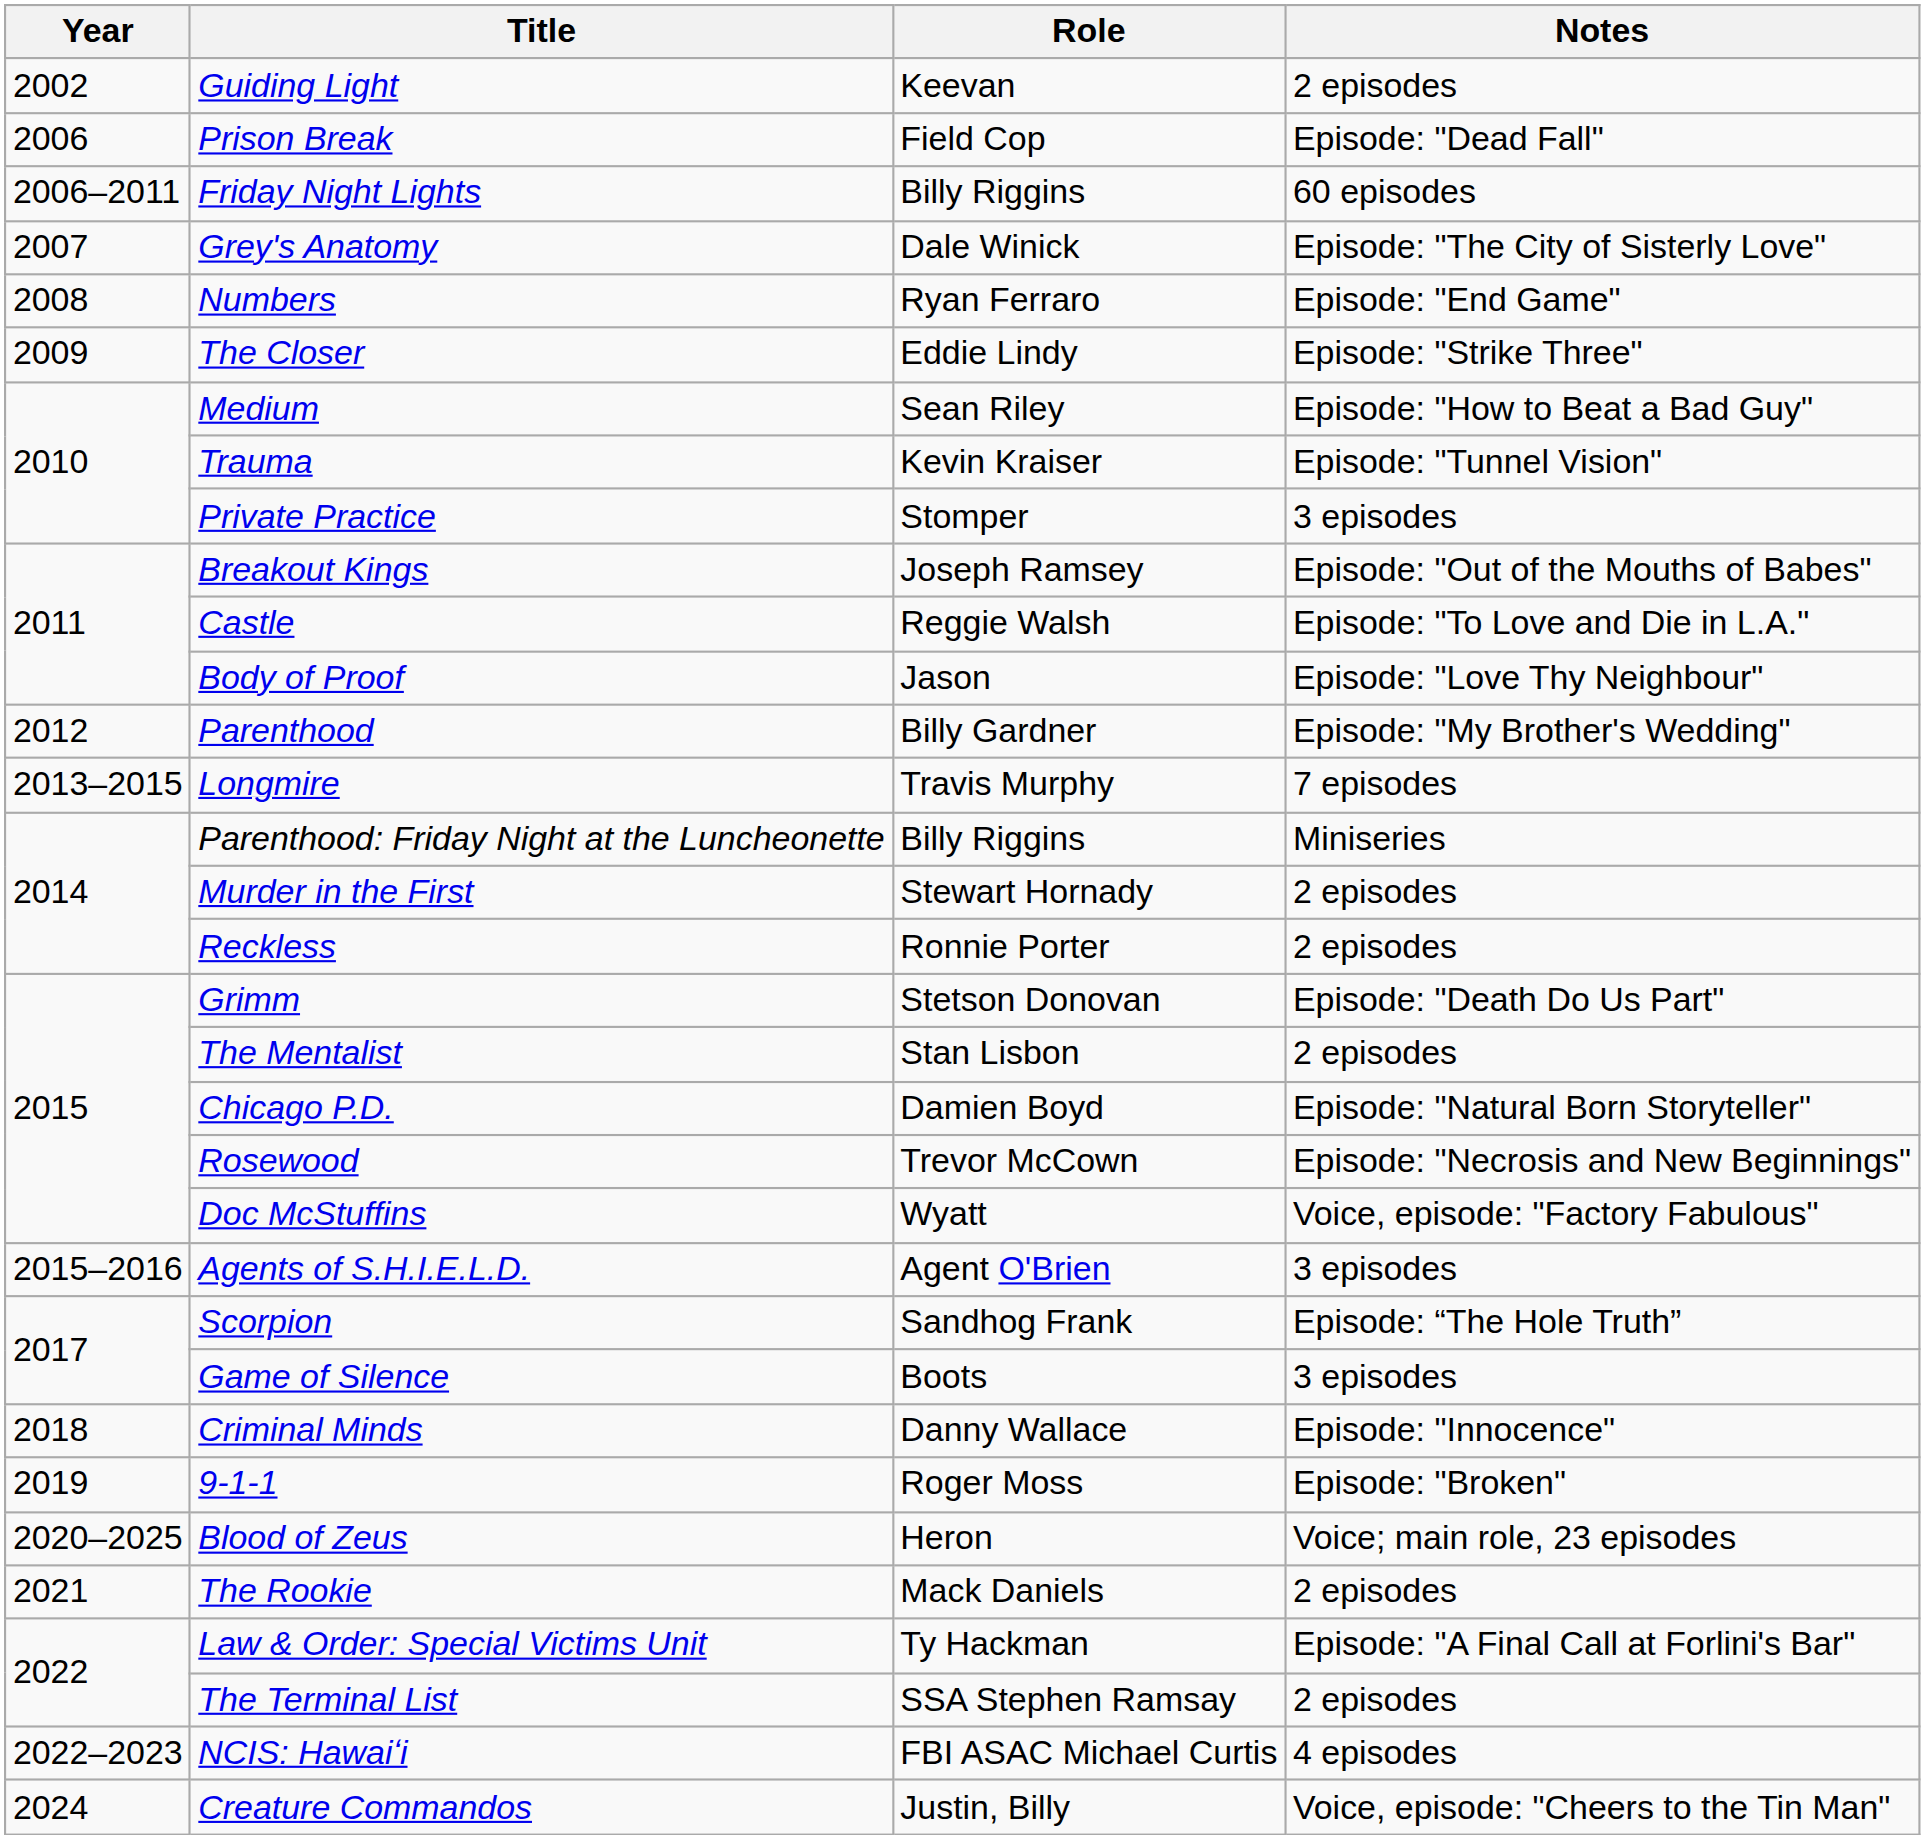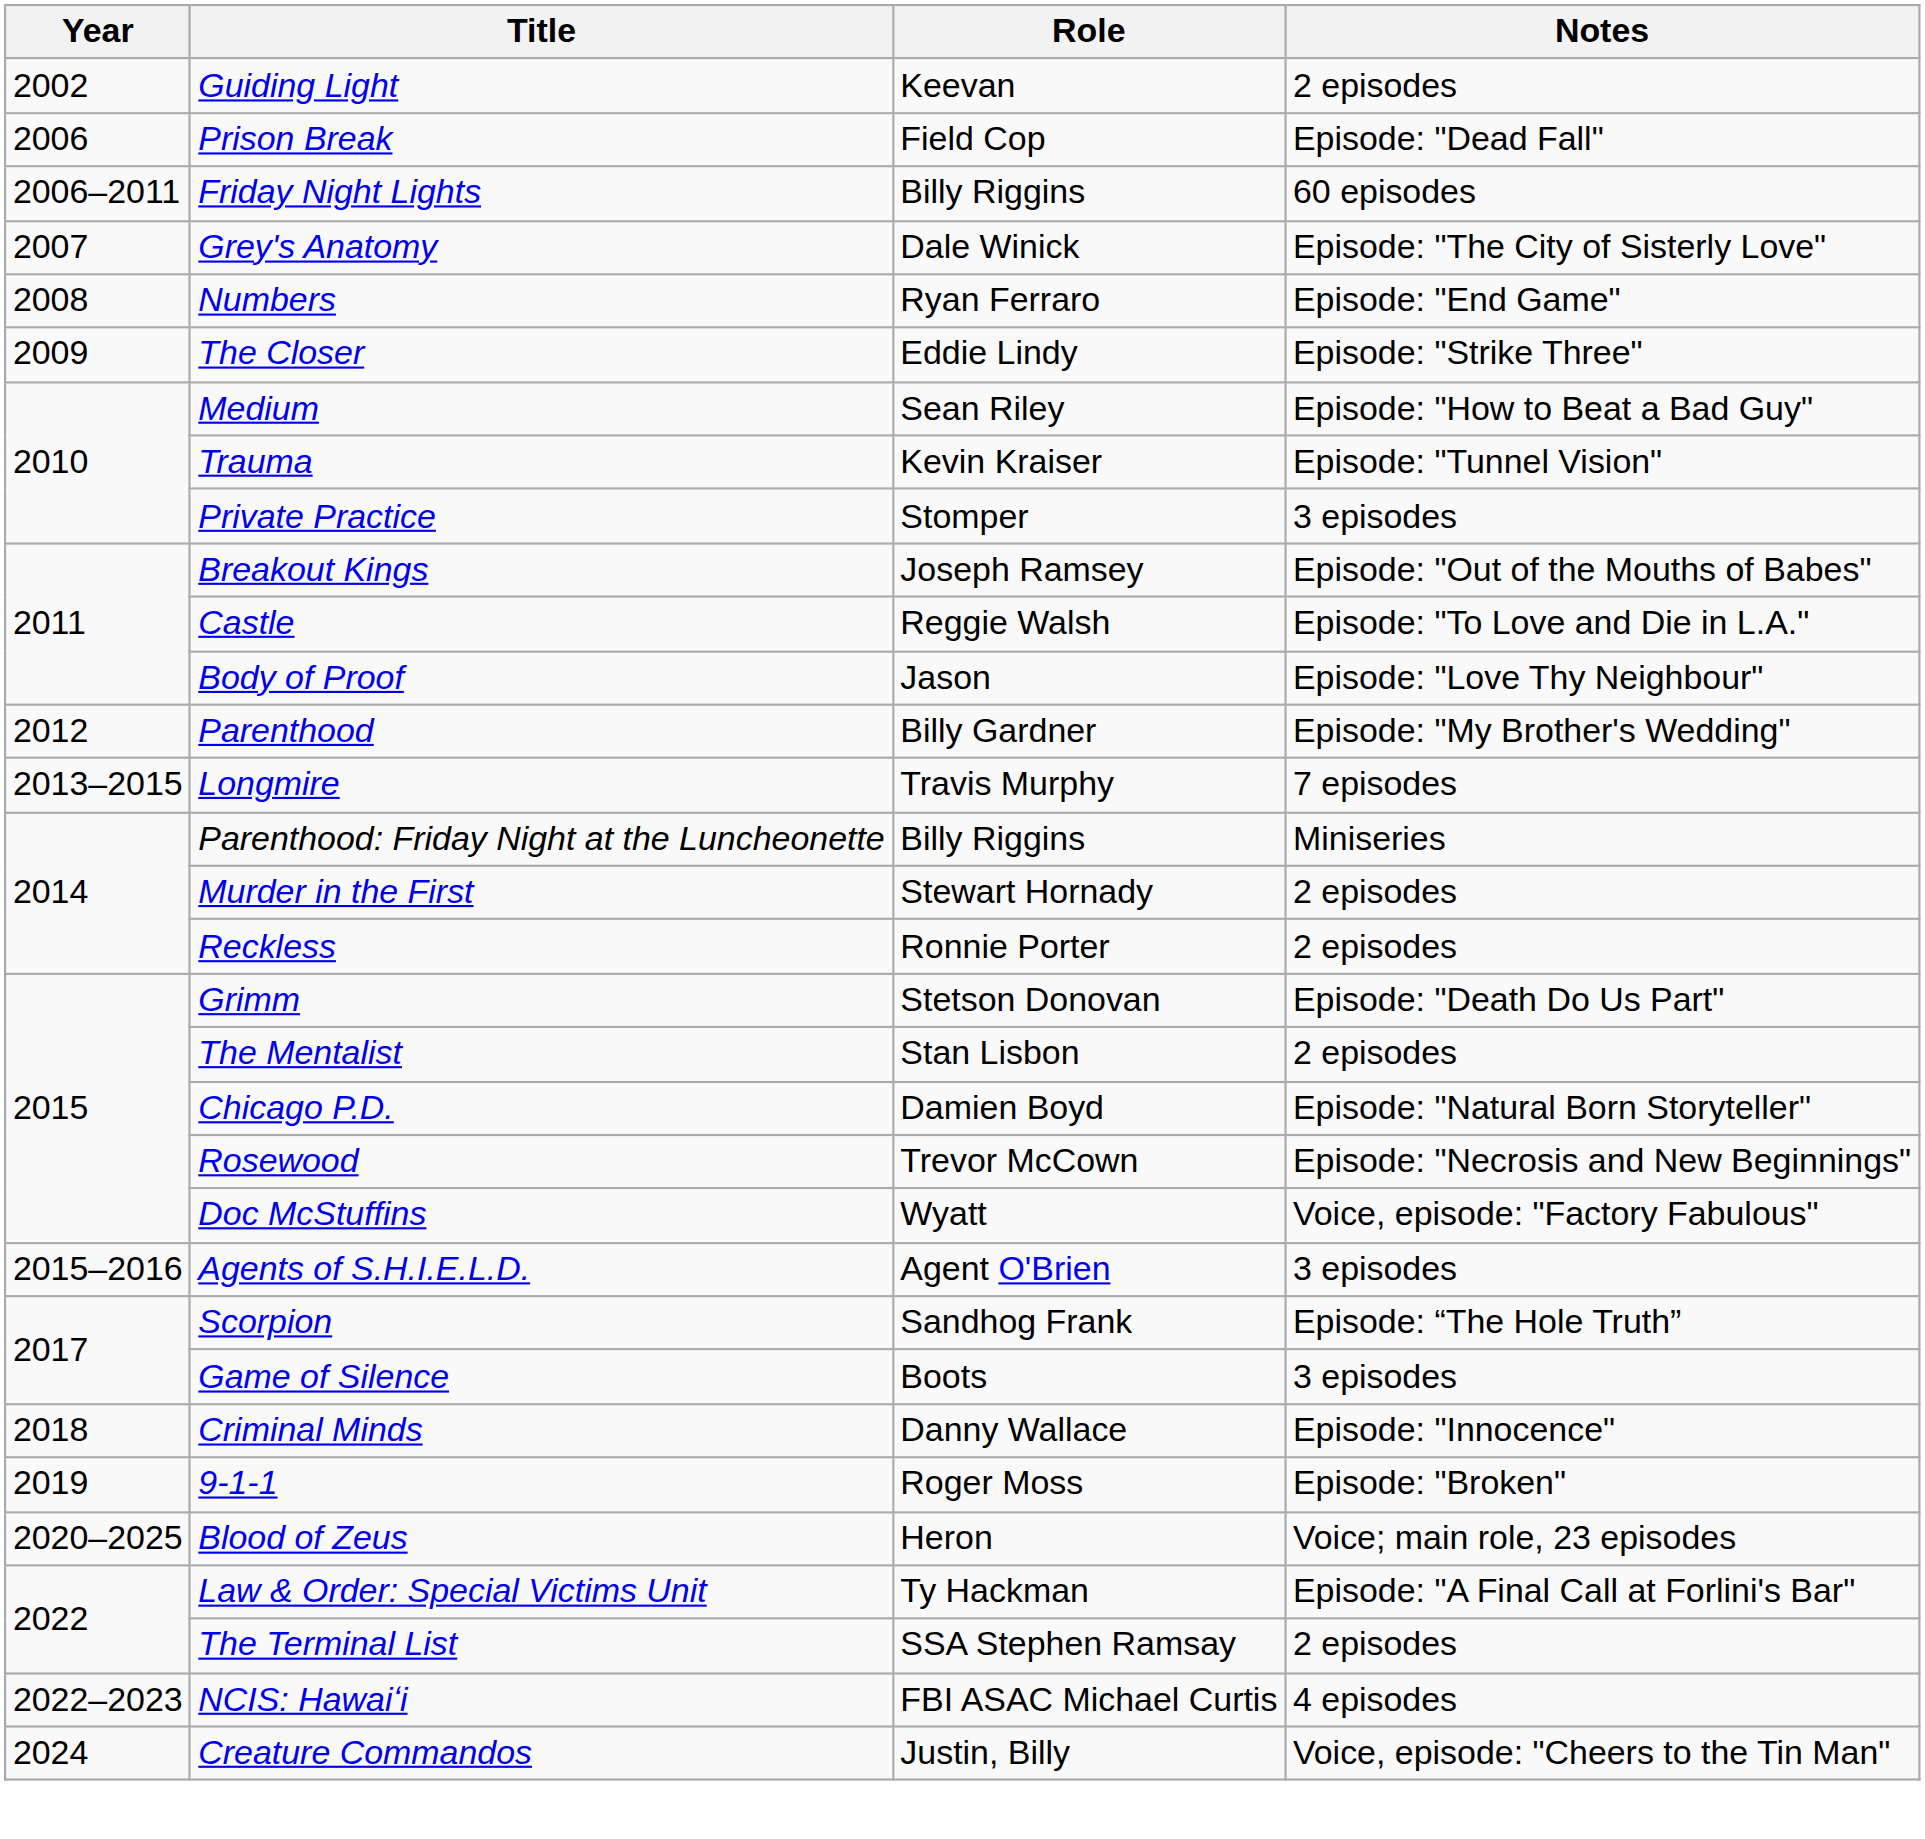- row: (285, 1591)
